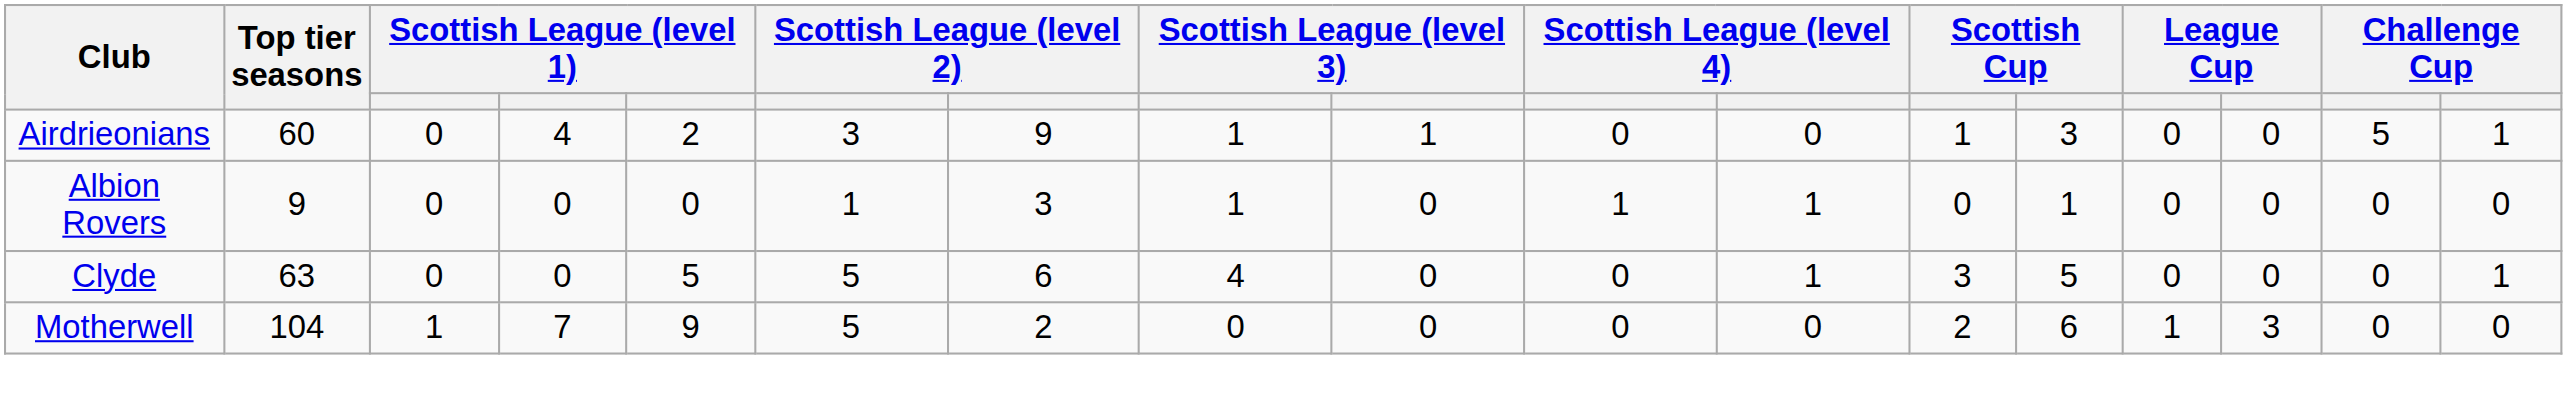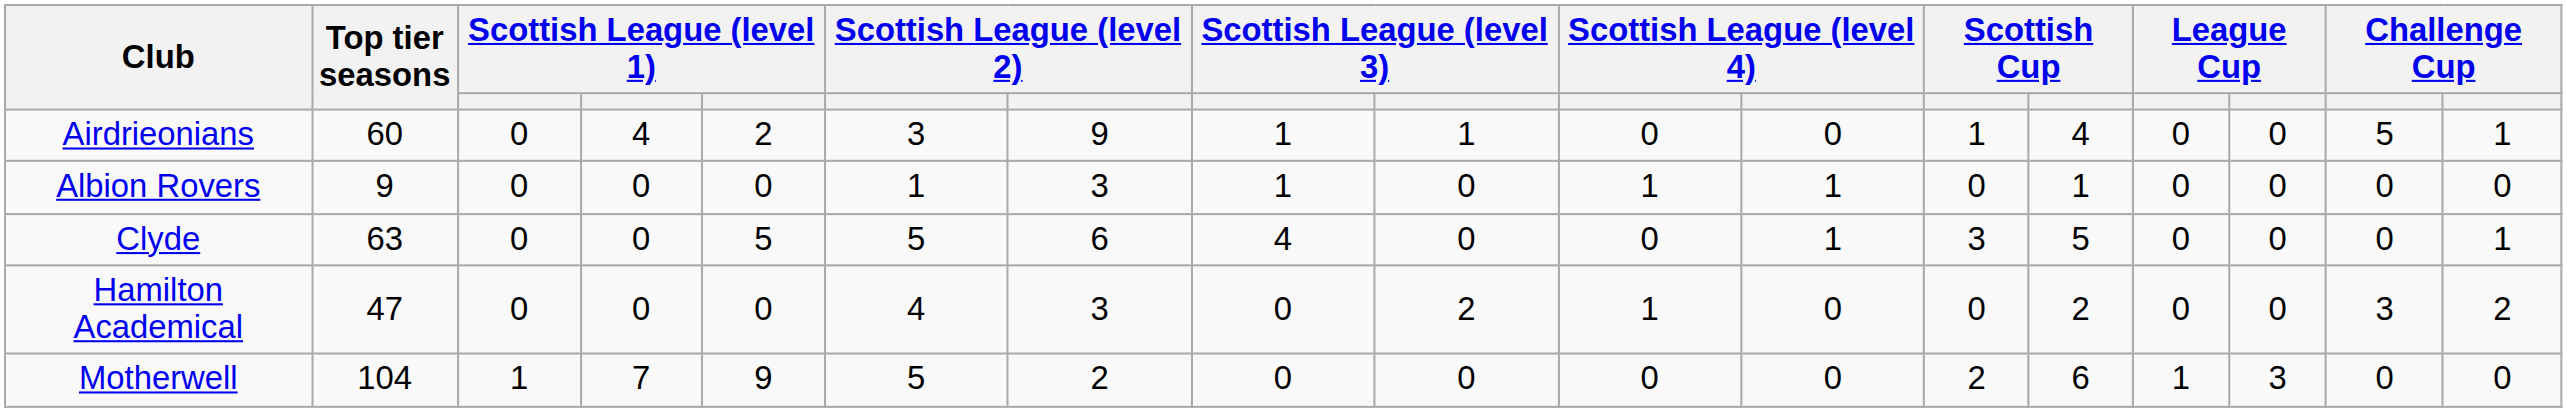(2069, 134) 3 -> (2081, 134) 4
+ row: (158, 309)
